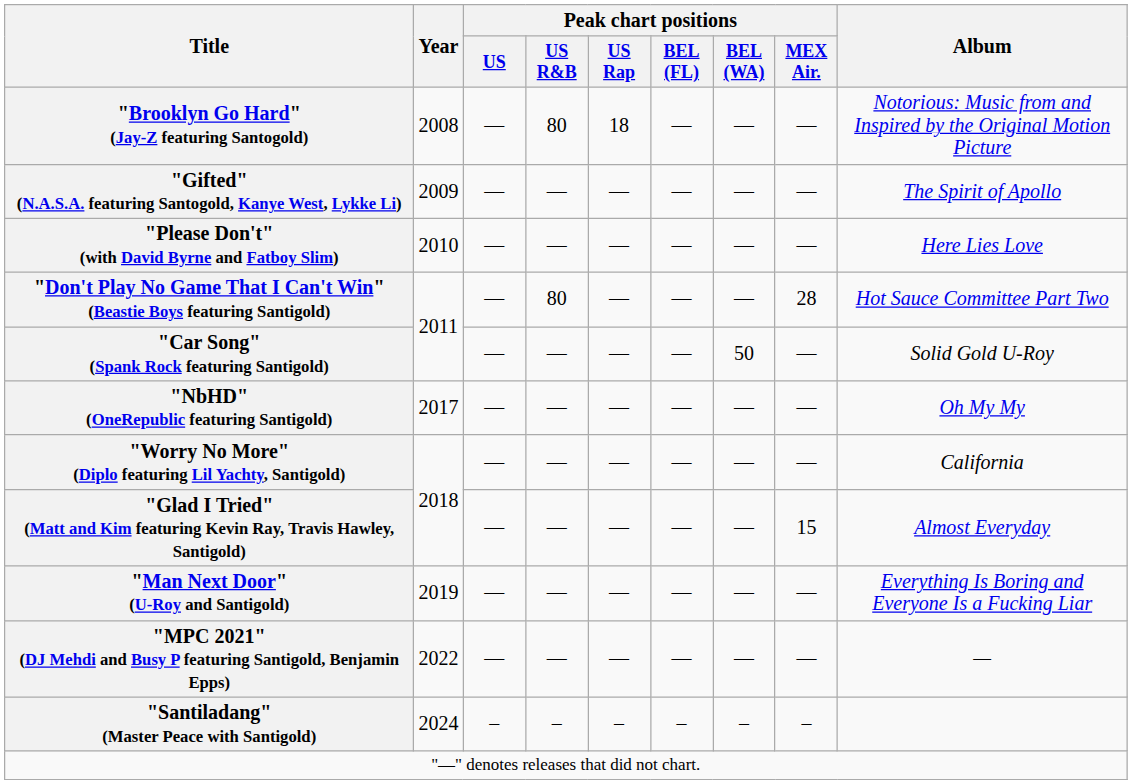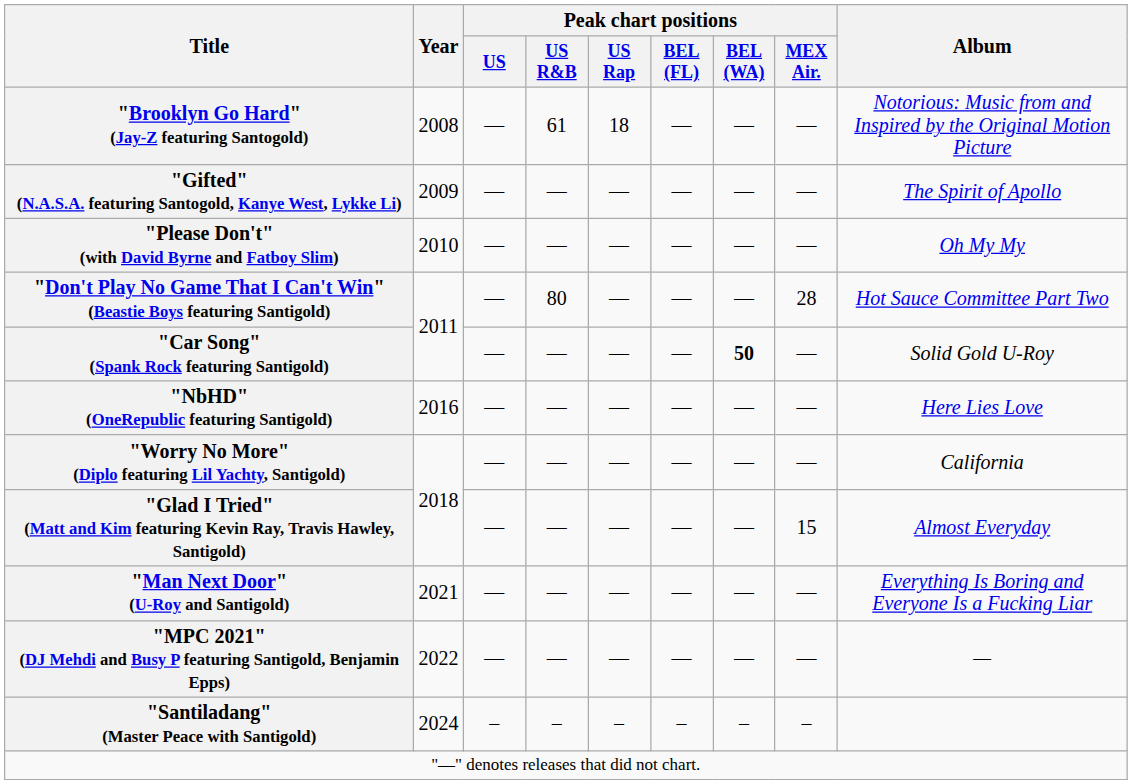(557, 125) 80 -> (557, 125) 61
(982, 245) Here Lies Love -> (982, 245) Oh My My
(744, 353) normal -> (744, 353) bold
(438, 407) 2017 -> (438, 407) 2016
(982, 407) Oh My My -> (982, 407) Here Lies Love
(438, 593) 2019 -> (438, 593) 2021
